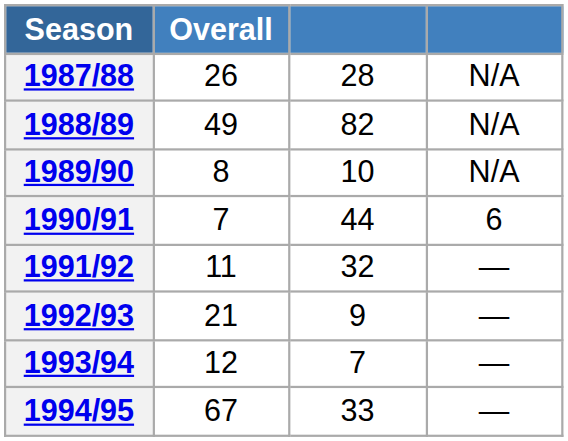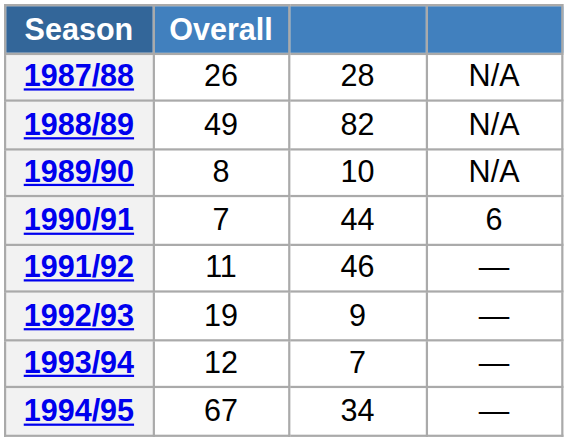(358, 267) 32 -> (358, 267) 46
(221, 315) 21 -> (221, 315) 19
(358, 411) 33 -> (358, 411) 34
